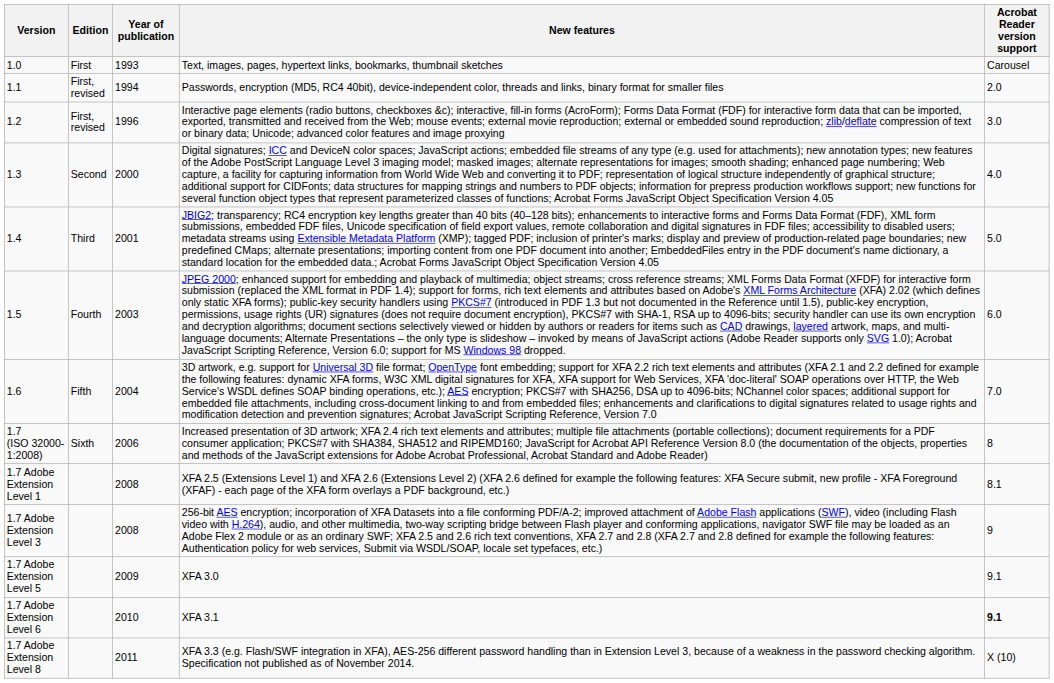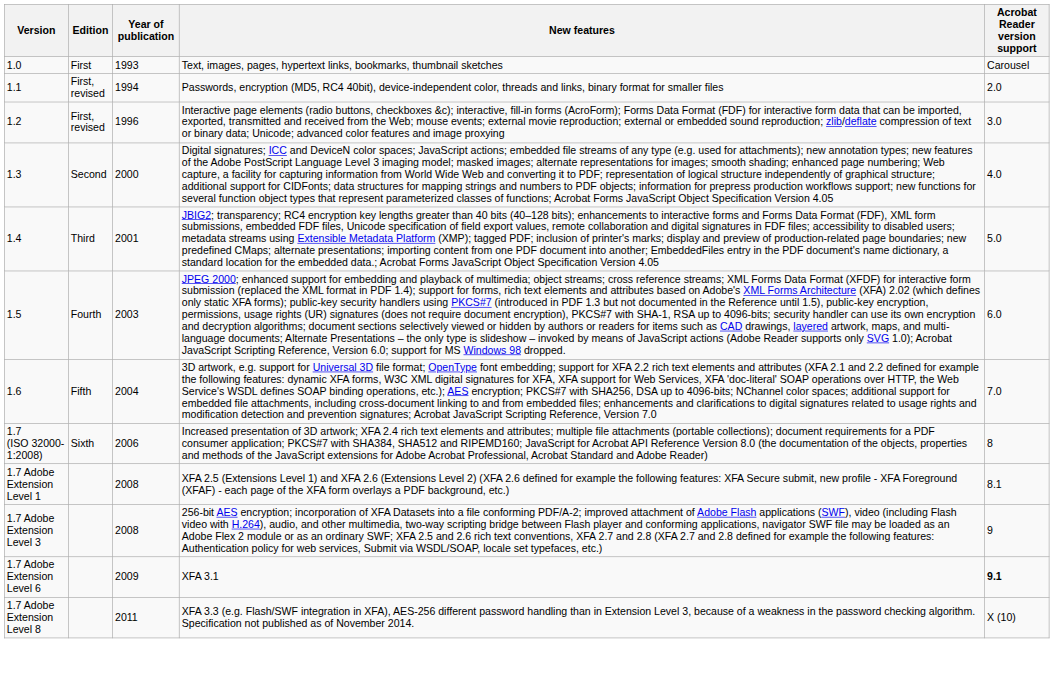- row: (200, 577)
(127, 617) 2010 -> (127, 577) 2009
